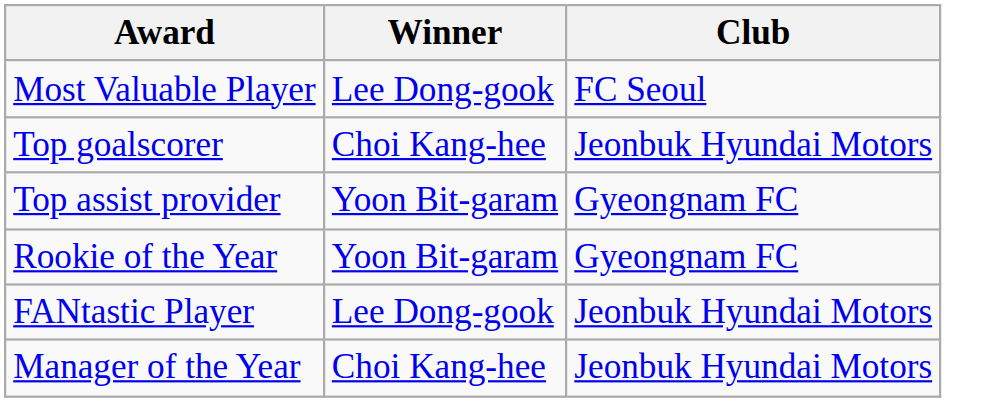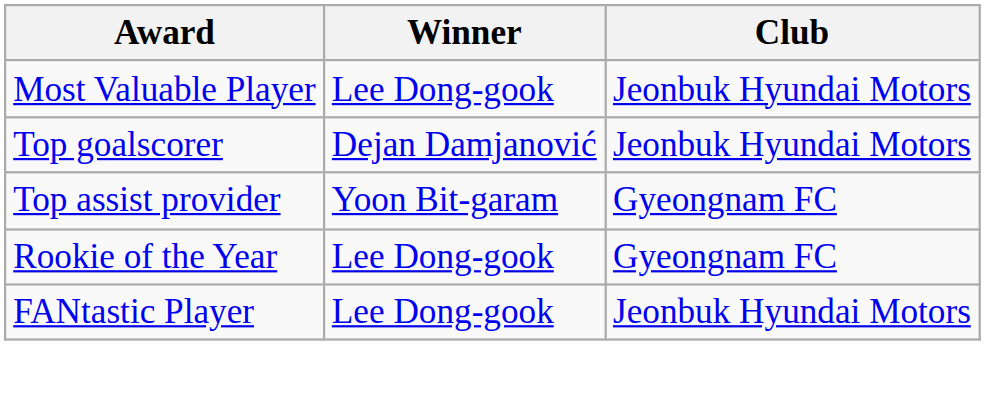(640, 88) FC Seoul -> (792, 88) Jeonbuk Hyundai Motors
(439, 144) Choi Kang-hee -> (464, 144) Dejan Damjanović
(445, 255) Yoon Bit-garam -> (443, 255) Lee Dong-gook
- row: (157, 367)
